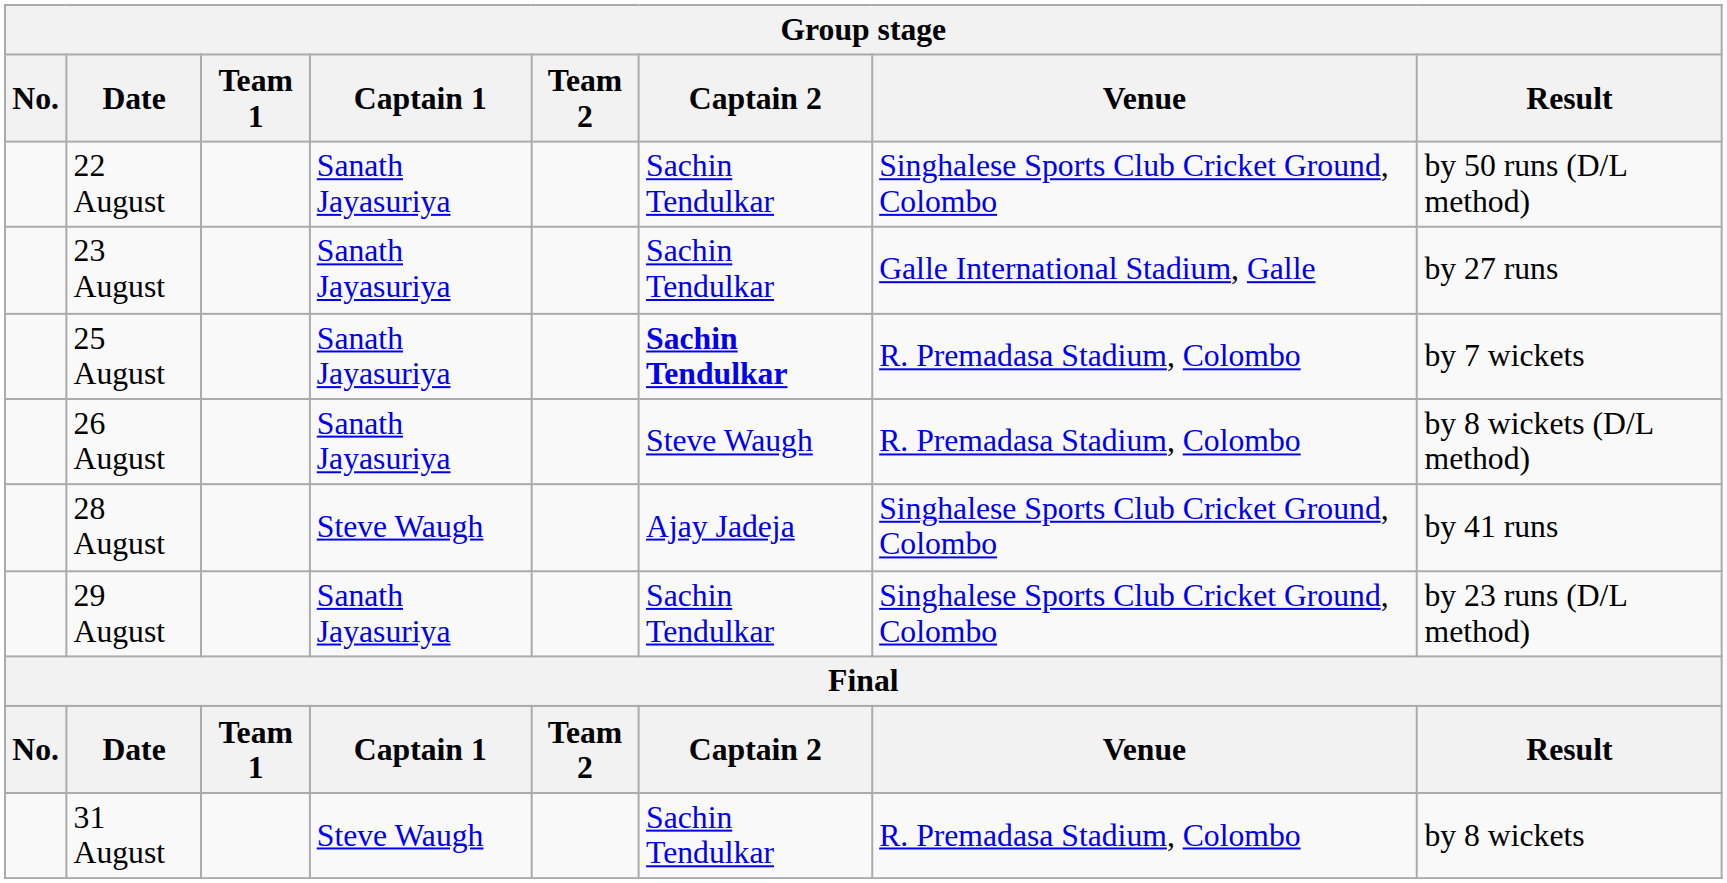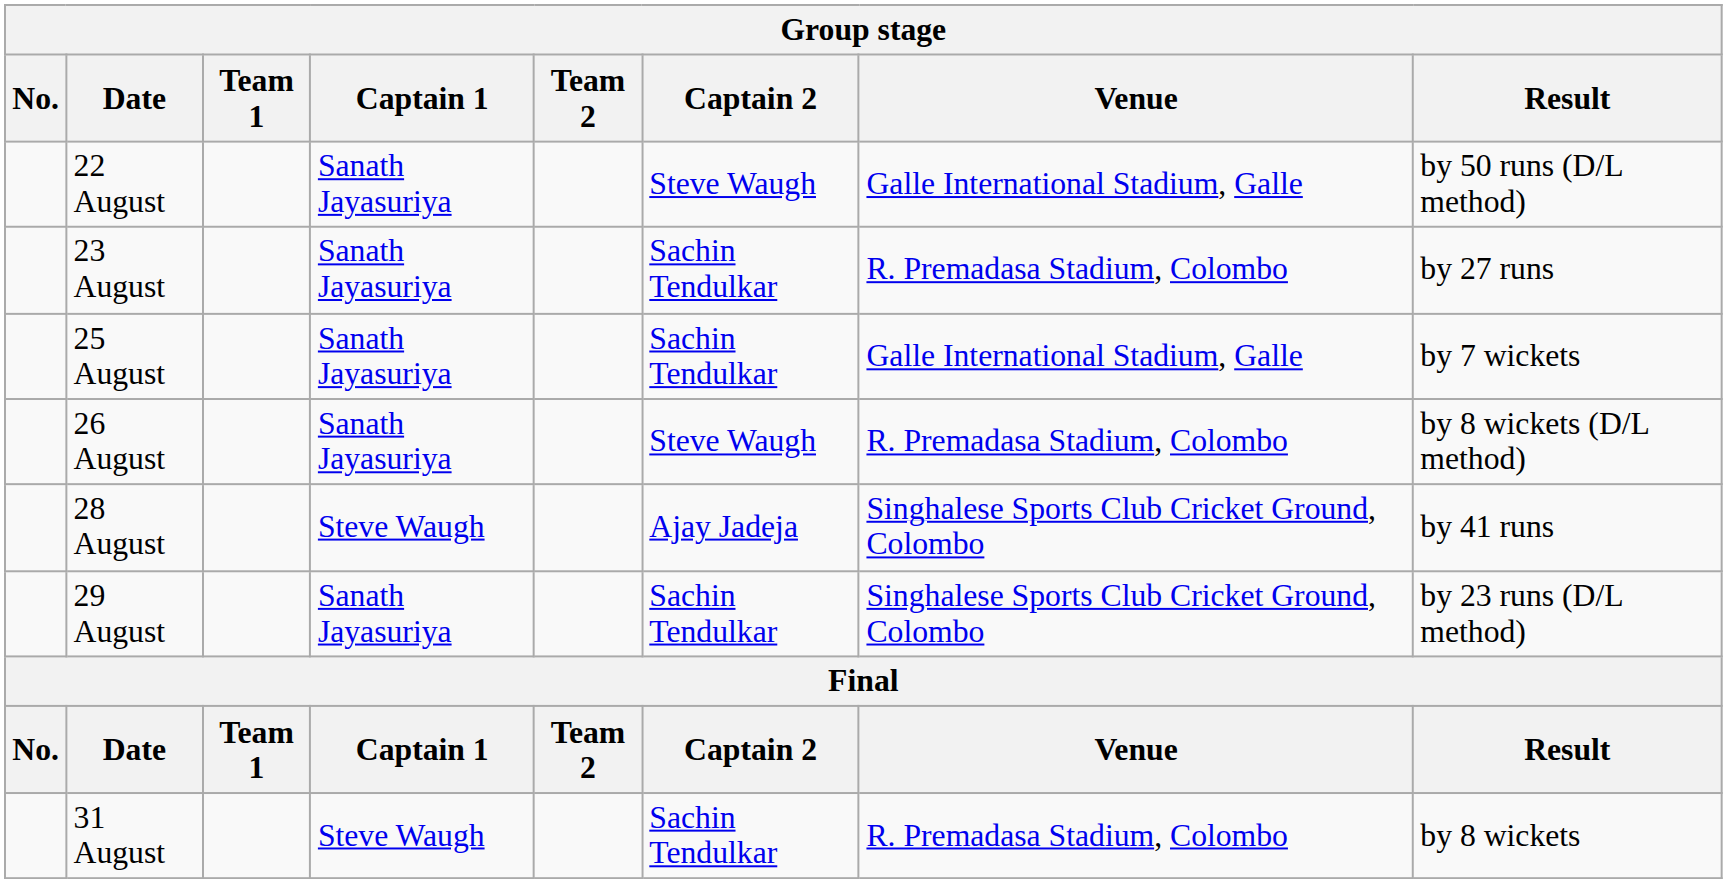(710, 183) Sachin Tendulkar -> (733, 183) Steve Waugh
(1134, 183) Singhalese Sports Club Cricket Ground, Colombo -> (1085, 183) Galle International Stadium, Galle
(1097, 269) Galle International Stadium, Galle -> (1077, 269) R. Premadasa Stadium, Colombo
(717, 355) bold -> (713, 355) normal
(1090, 355) R. Premadasa Stadium, Colombo -> (1085, 355) Galle International Stadium, Galle
